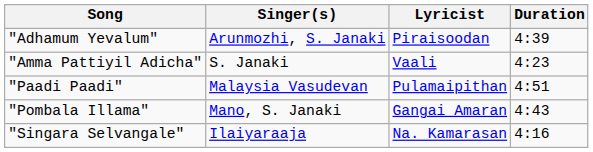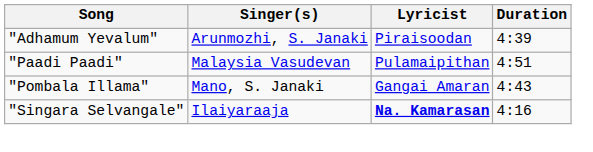- row: (105, 64)
(450, 135) normal -> (432, 112) bold
